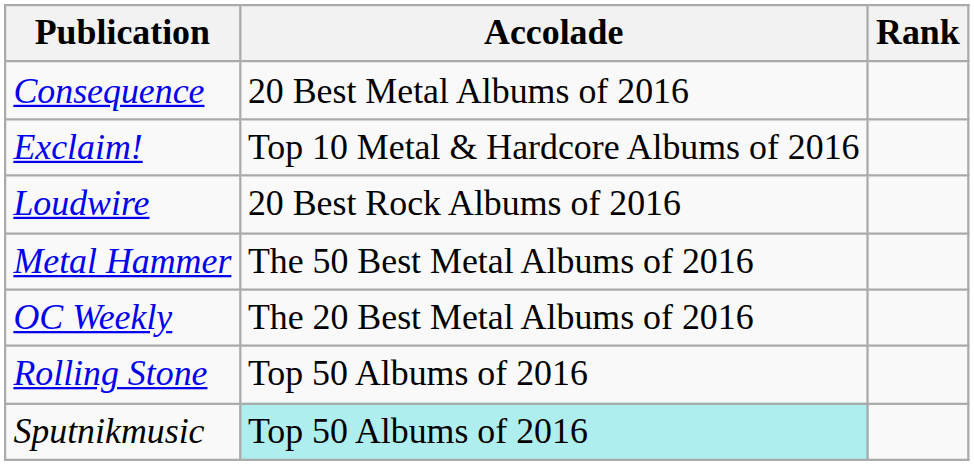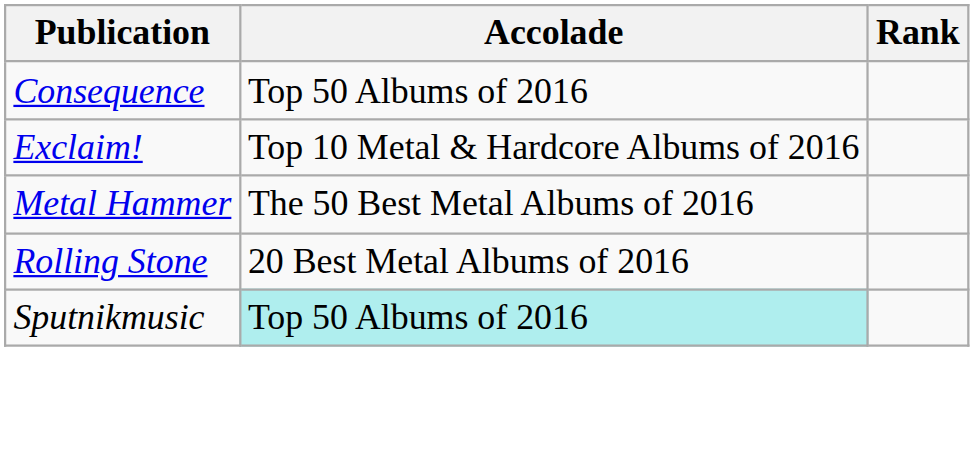(468, 89) 20 Best Metal Albums of 2016 -> (418, 89) Top 50 Albums of 2016
- row: (81, 203)
- row: (93, 317)
(418, 373) Top 50 Albums of 2016 -> (468, 260) 20 Best Metal Albums of 2016
